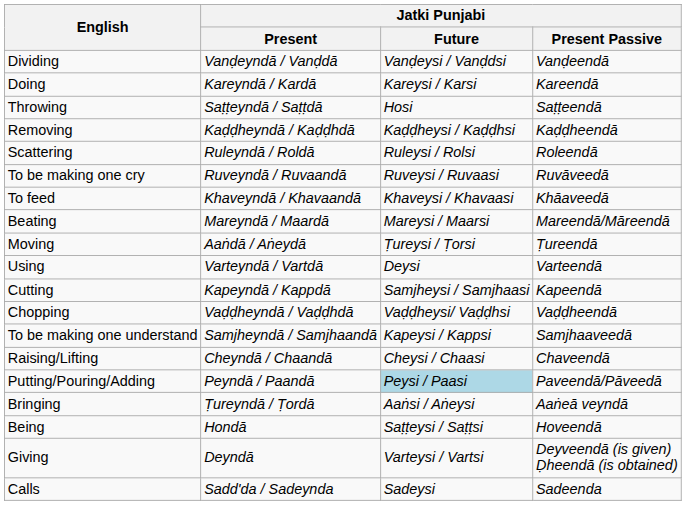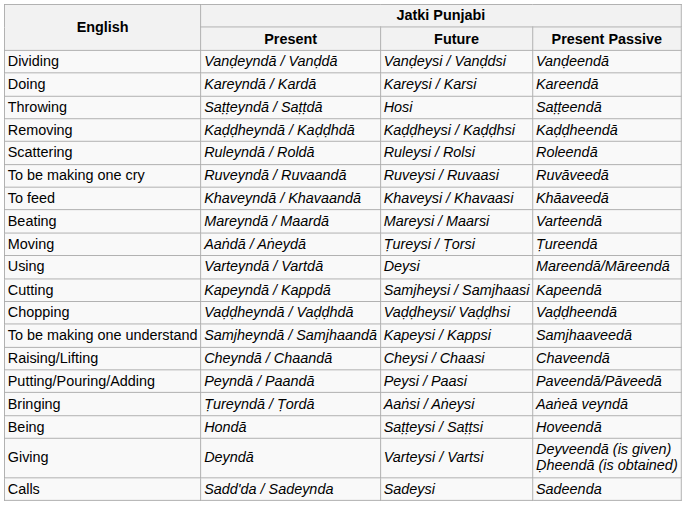(603, 221) Mareendā/Māreendā -> (569, 221) Varteendā
(569, 267) Varteendā -> (603, 267) Mareendā/Māreendā
(425, 381) lightblue background -> (425, 381) no background
